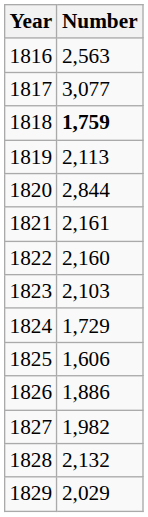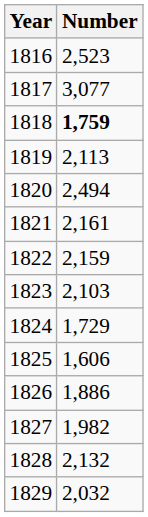(86, 55) 2,563 -> (86, 55) 2,523
(86, 190) 2,844 -> (86, 190) 2,494
(86, 257) 2,160 -> (86, 257) 2,159
(86, 493) 2,029 -> (86, 493) 2,032
